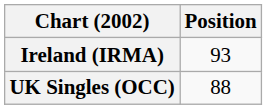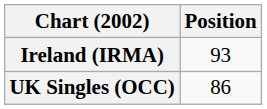(221, 87) 88 -> (221, 87) 86
